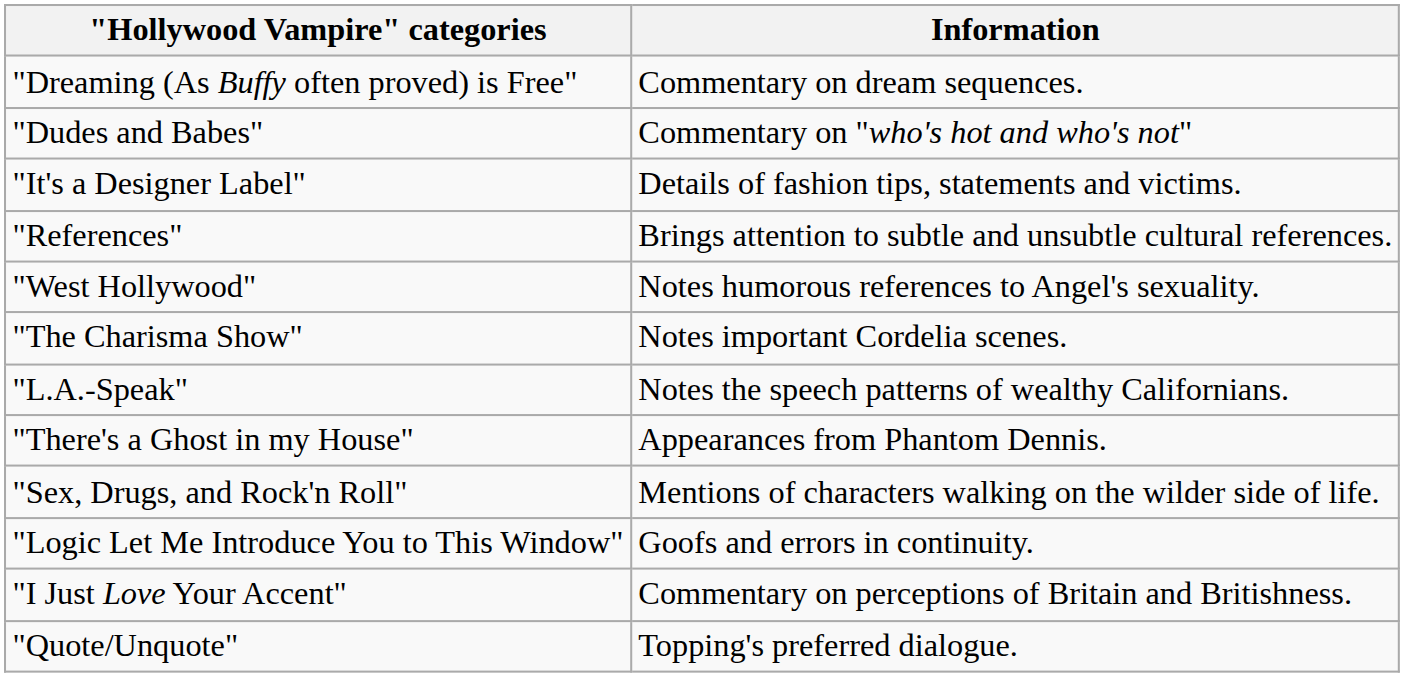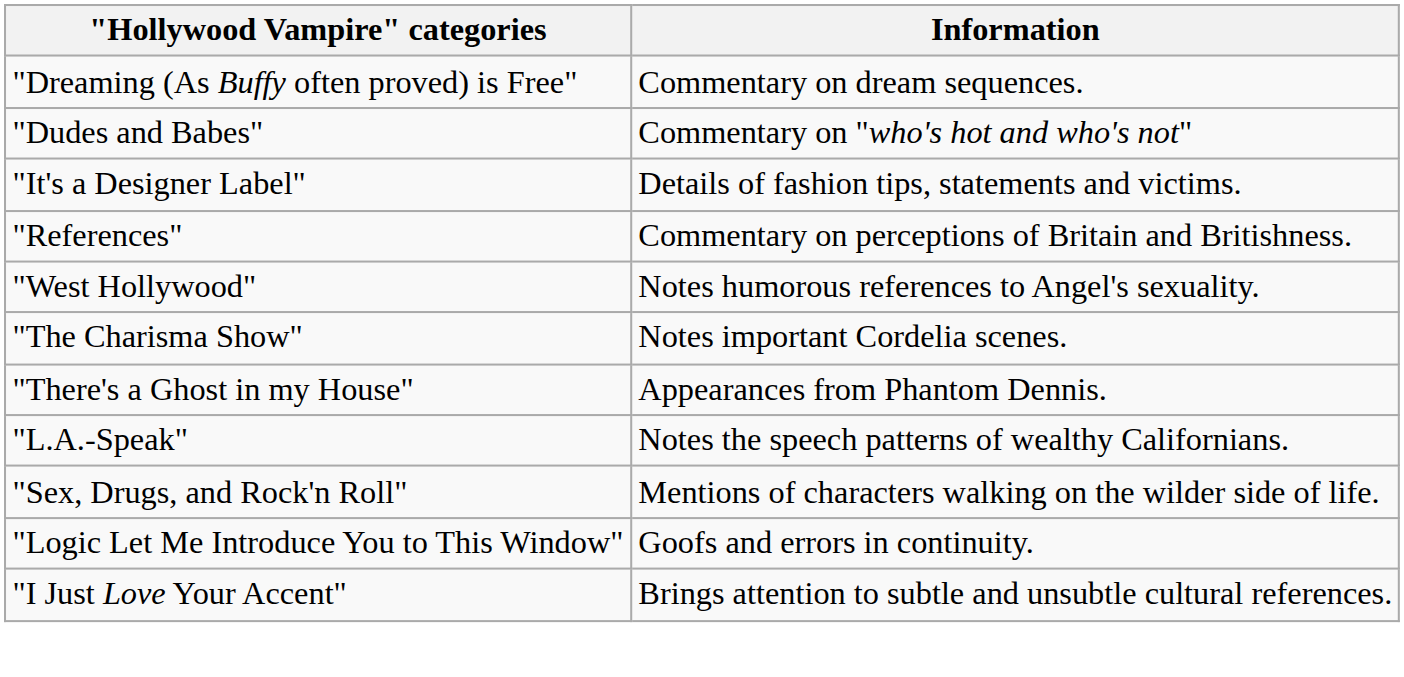(1015, 235) Brings attention to subtle and unsubtle cultural references. -> (995, 235) Commentary on perceptions of Britain and Britishness.
rows swapped: (100, 388) <-> (213, 440)
(995, 593) Commentary on perceptions of Britain and Britishness. -> (1015, 593) Brings attention to subtle and unsubtle cultural references.
- row: (125, 645)
